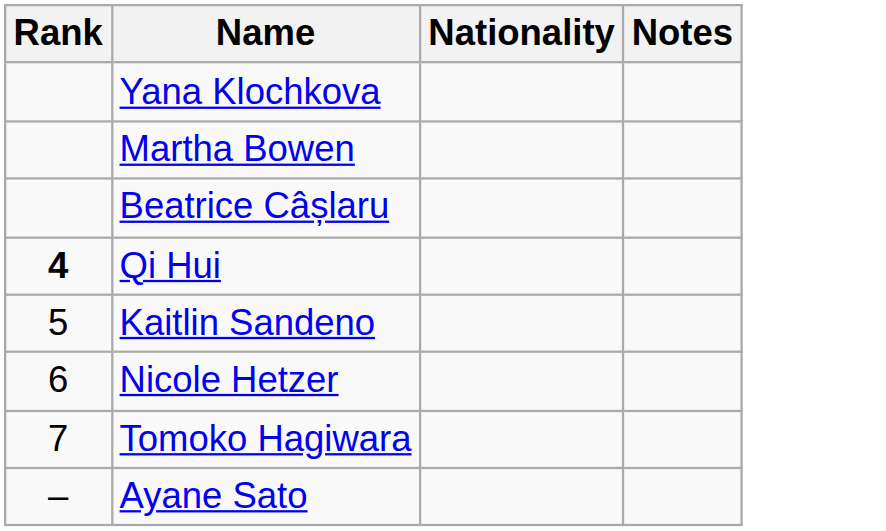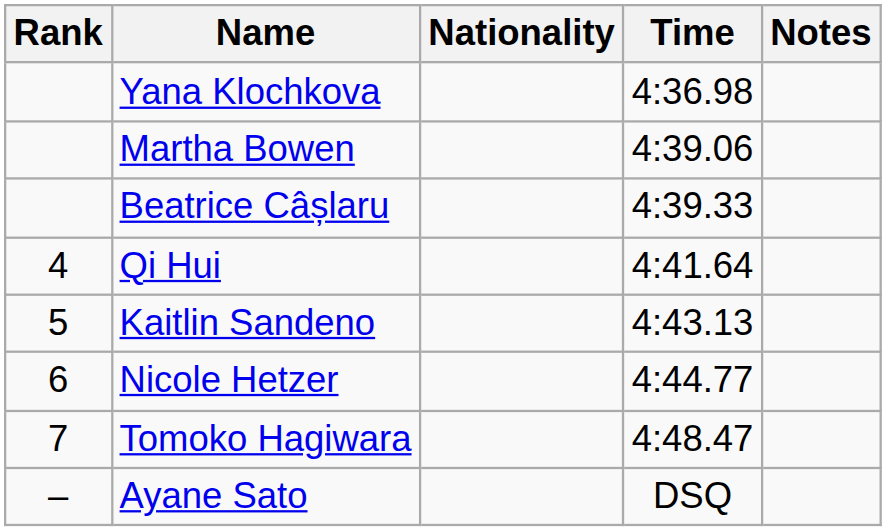+ column: (693, 33)
(58, 264) bold -> (58, 264) normal
